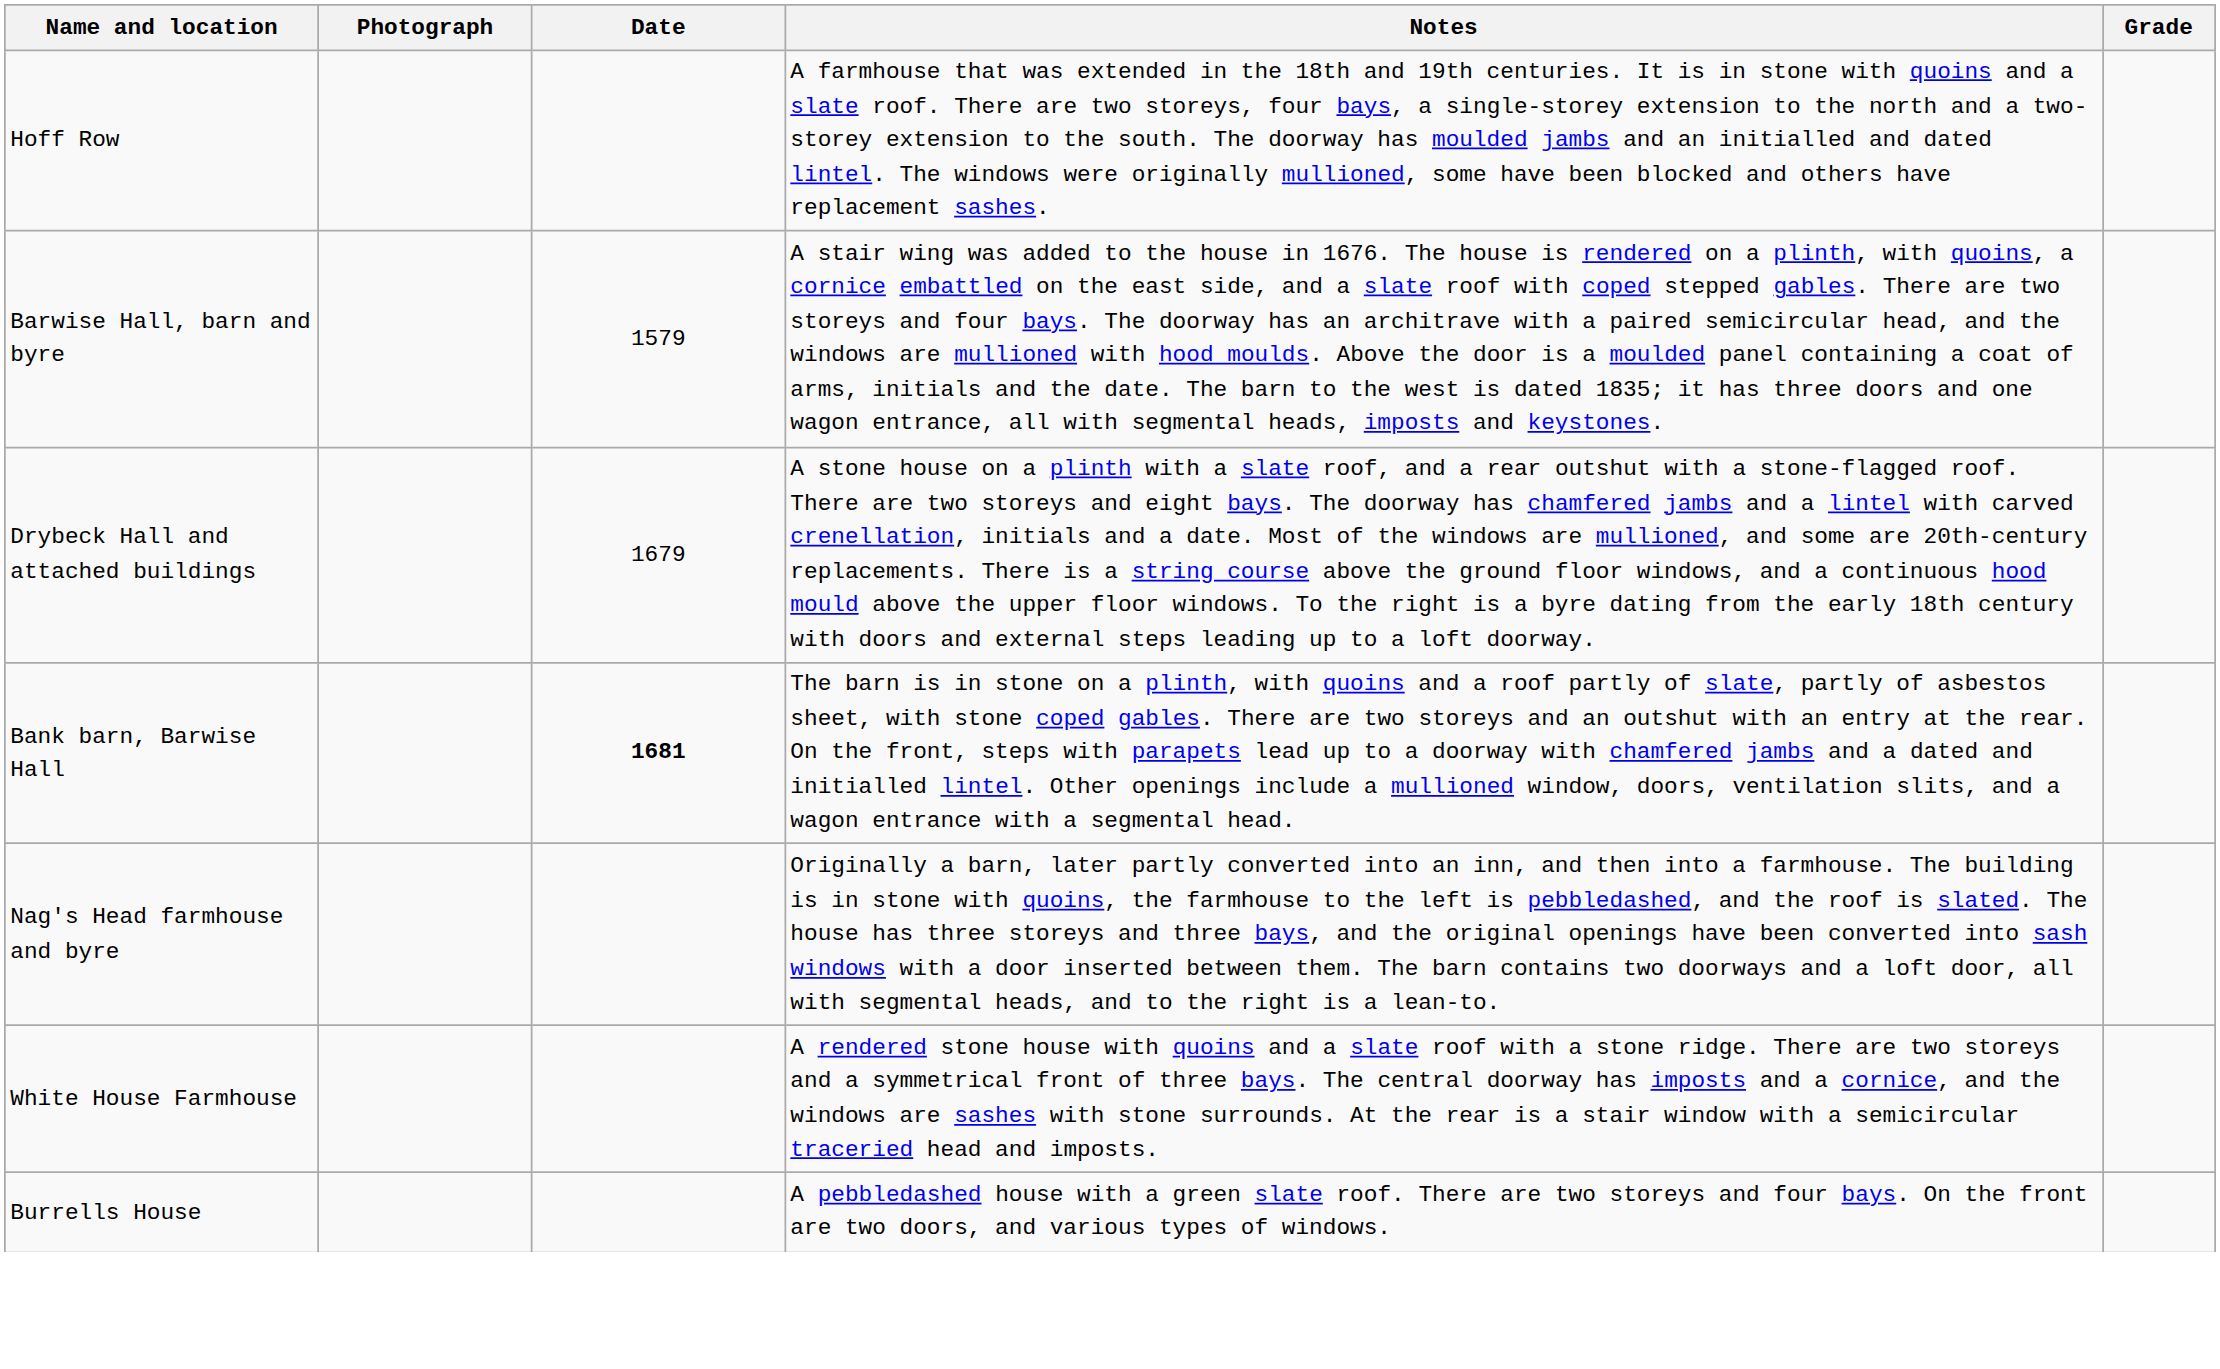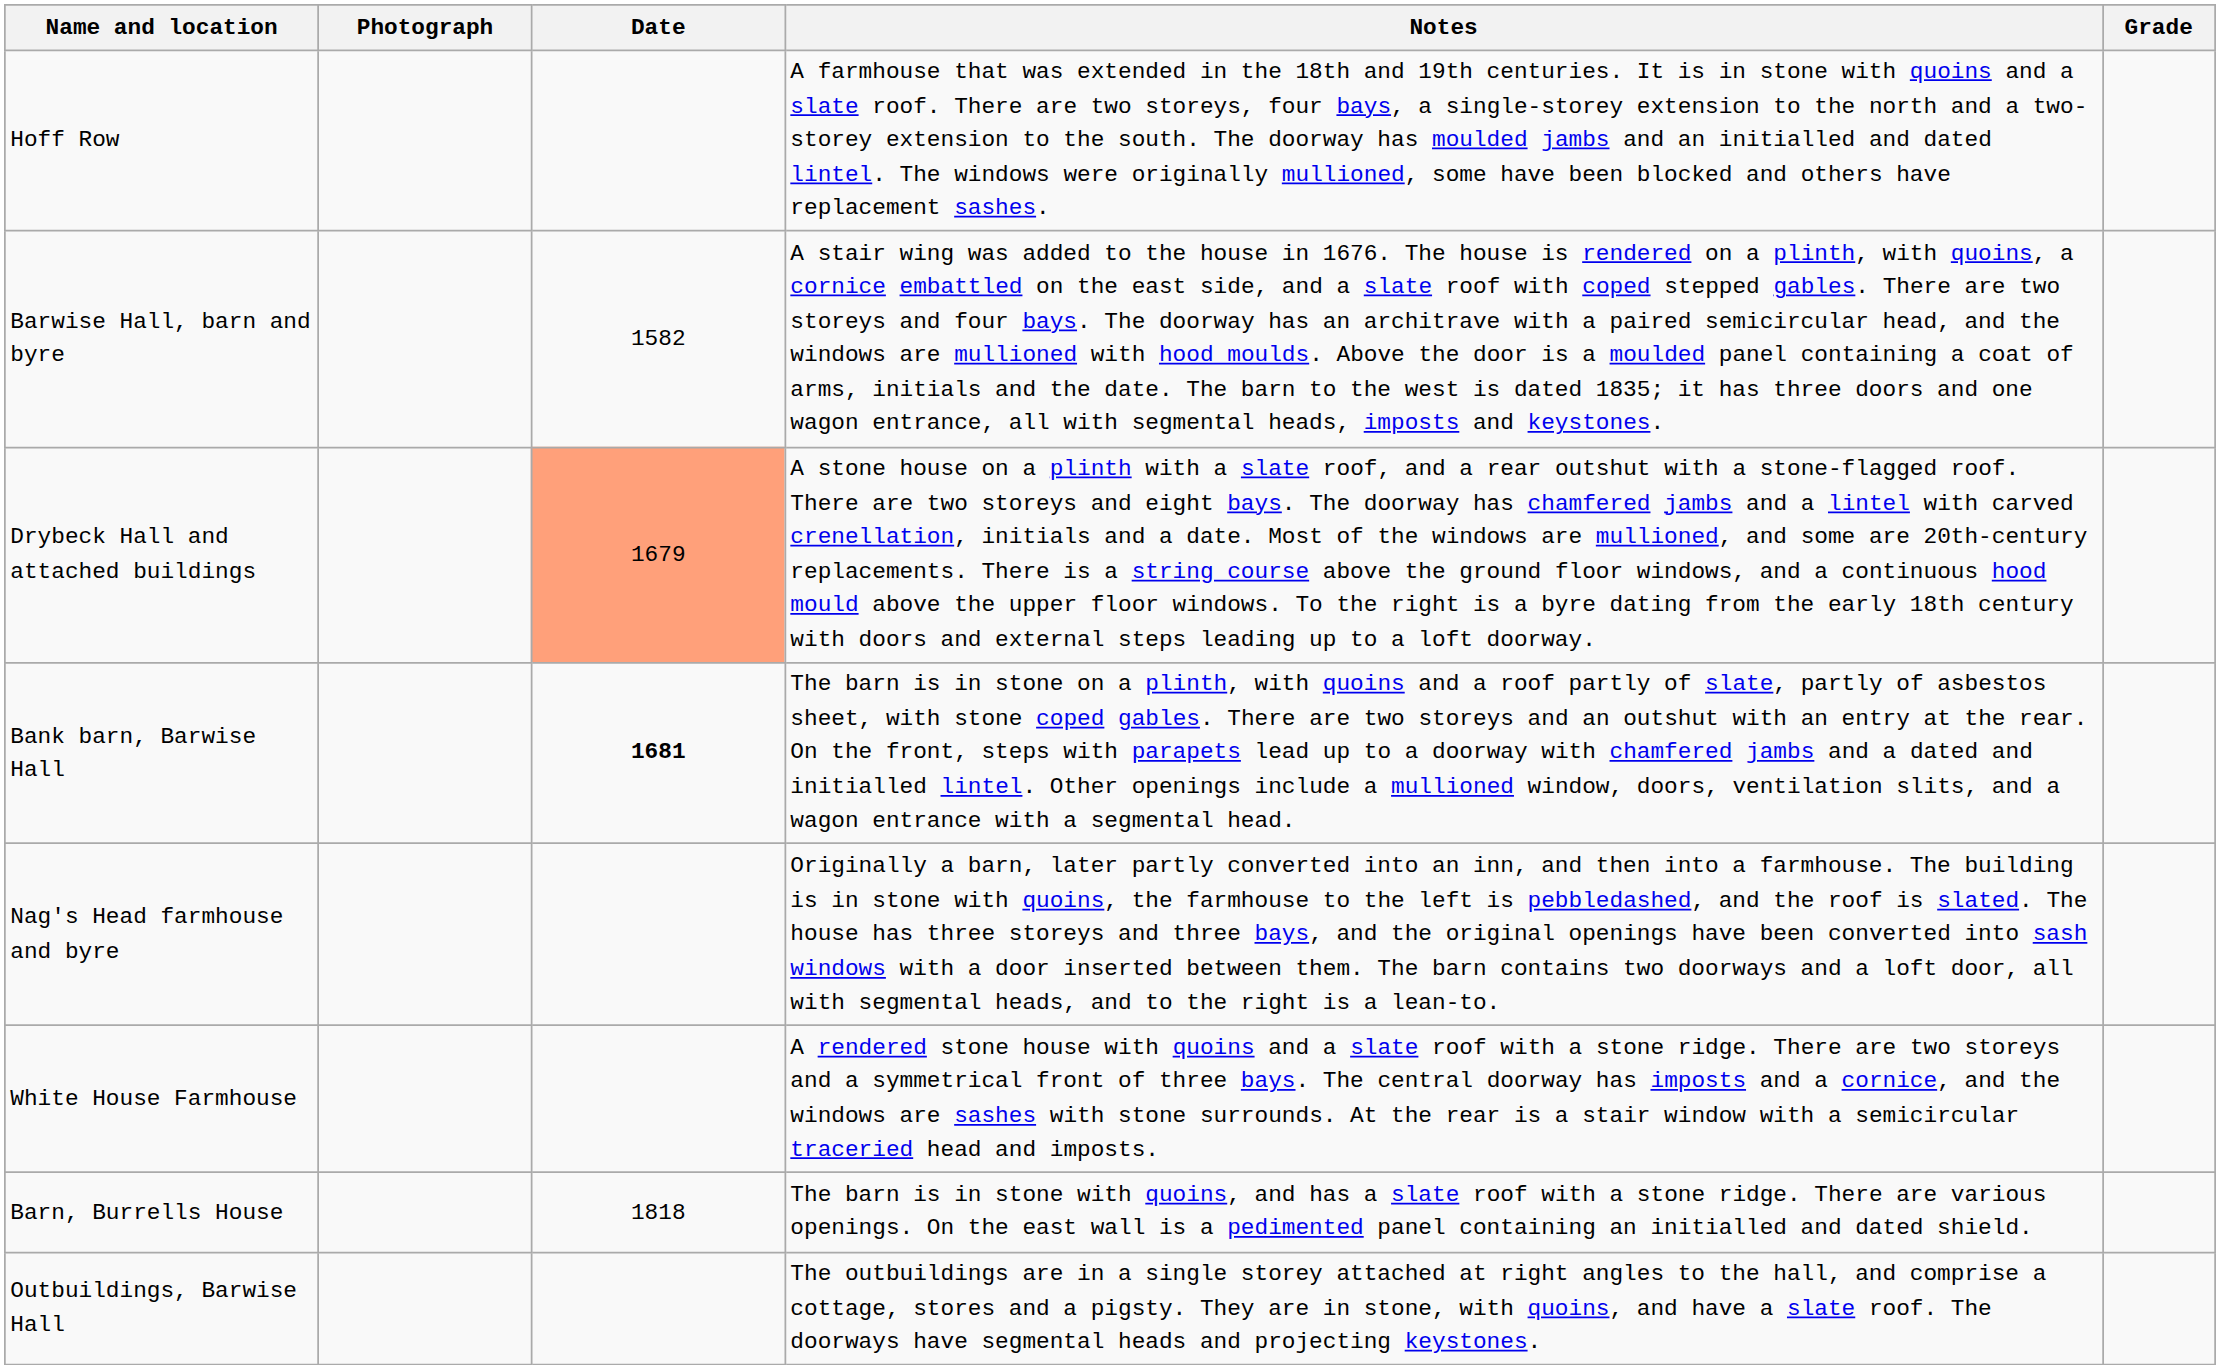(658, 339) 1579 -> (658, 339) 1582
(658, 554) no background -> (658, 554) lightsalmon background
+ row: (147, 1212)
+ row: (154, 1308)
- row: (106, 1212)
